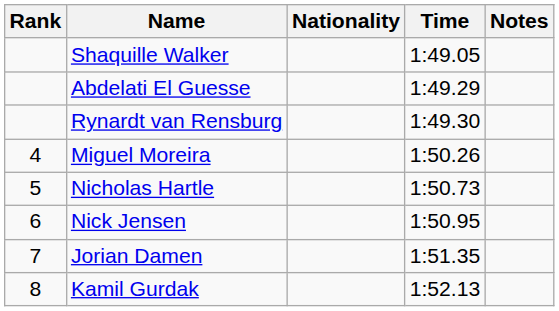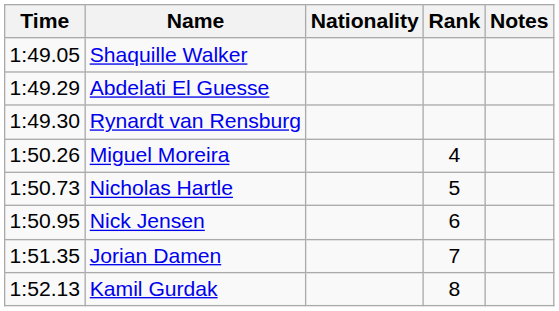columns swapped: (35, 21) <-> (445, 21)
